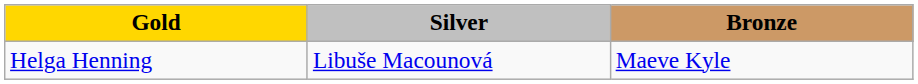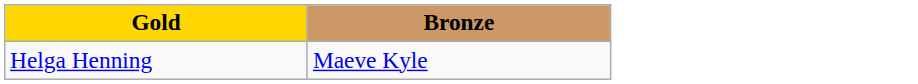- column: (459, 23)
